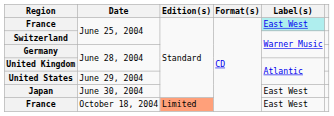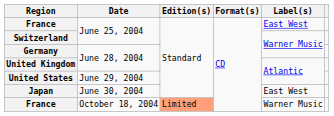(286, 24) paleturquoise background -> (286, 24) no background
(286, 104) East West -> (293, 104) Warner Music
